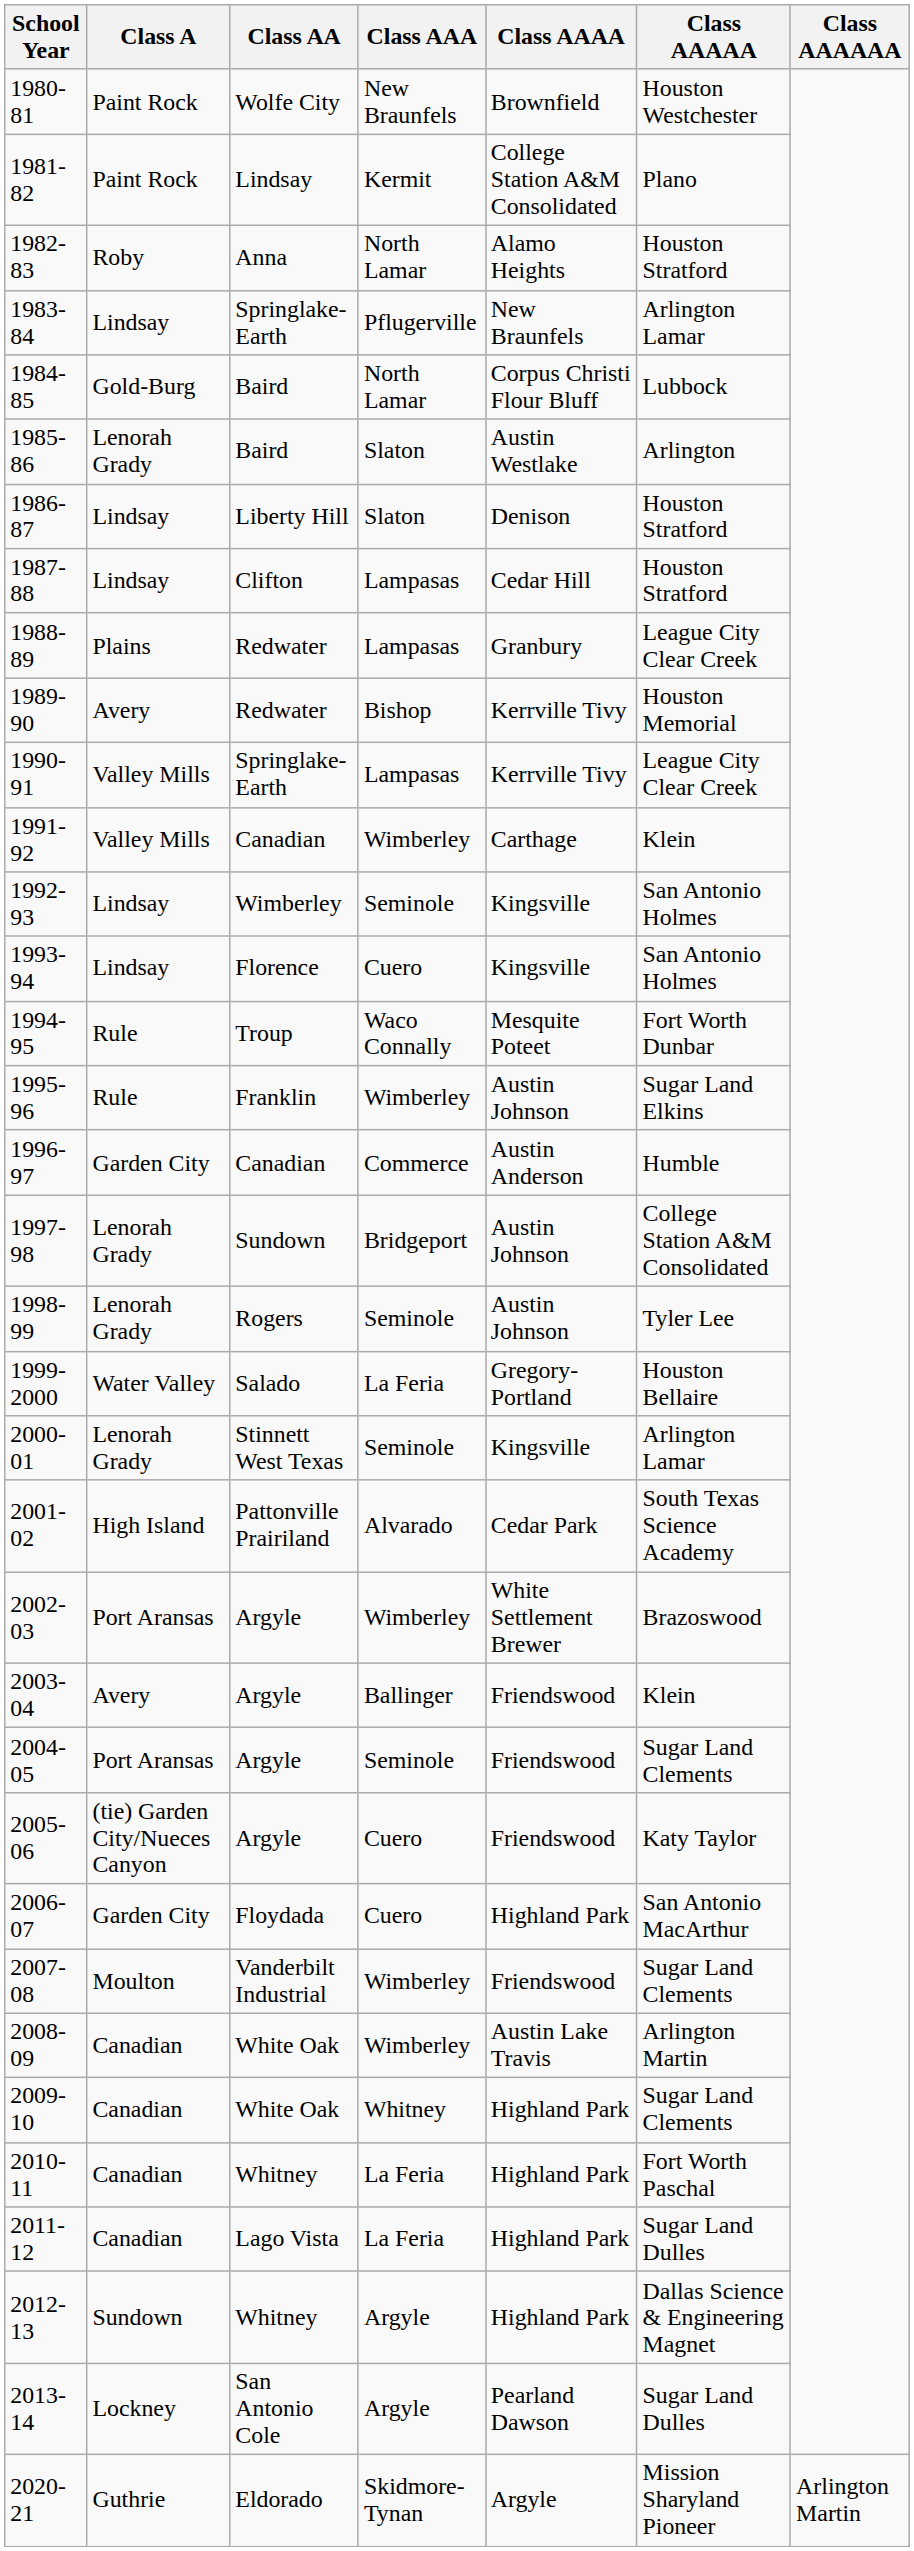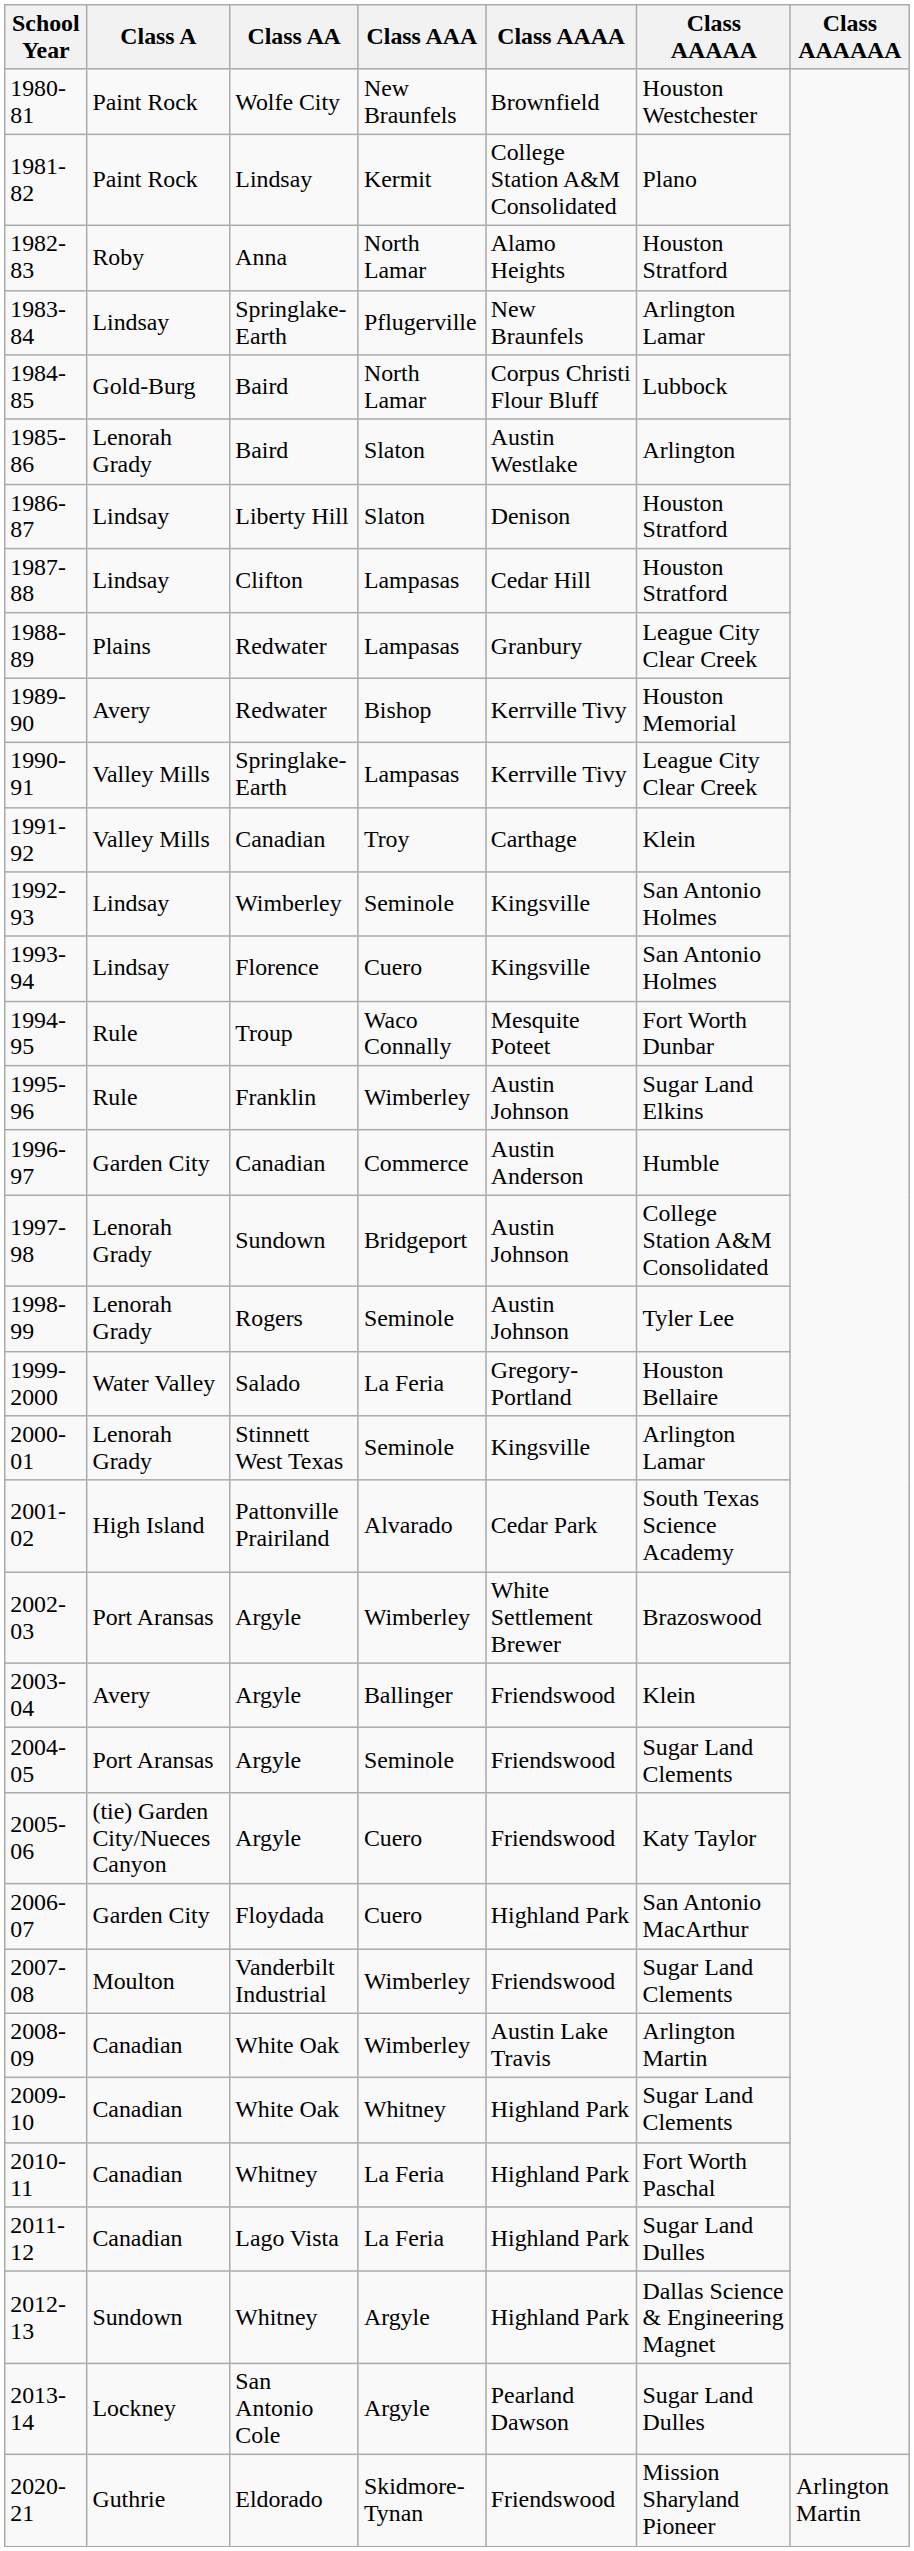(417, 839) Wimberley -> (387, 839) Troy
(524, 2499) Argyle -> (553, 2499) Friendswood
